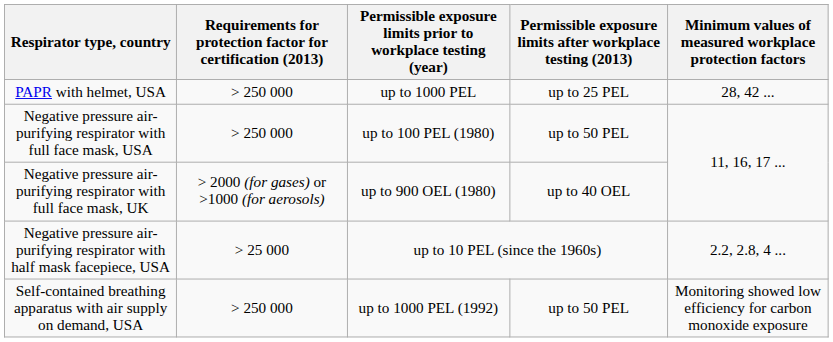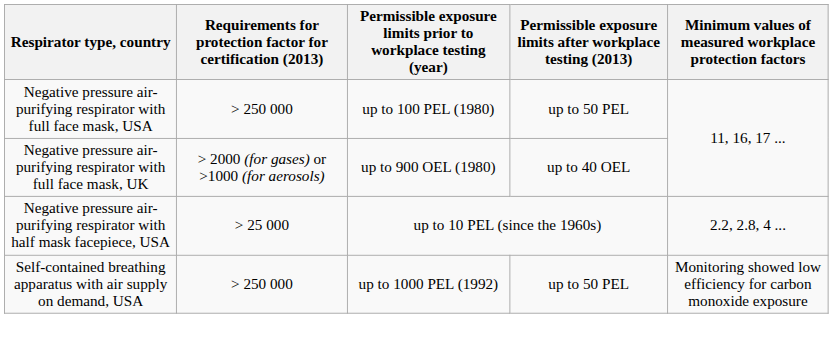- row: (91, 91)
